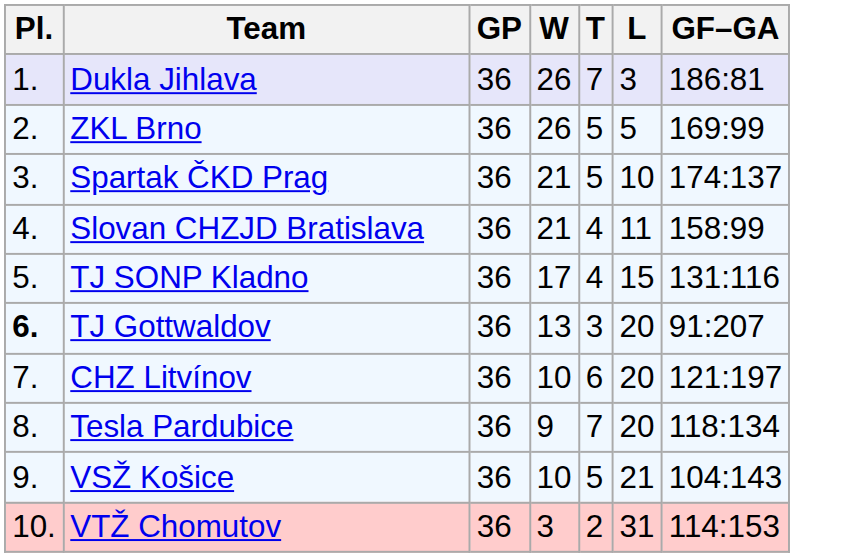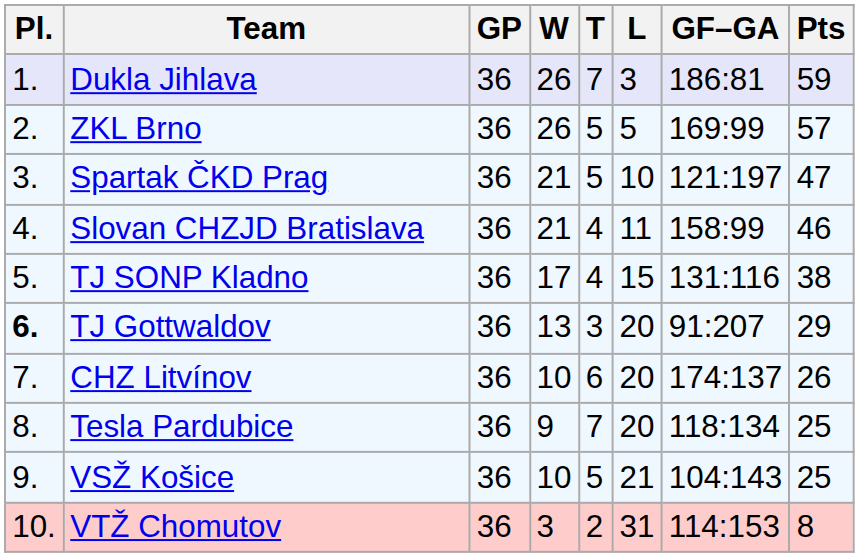+ column: (821, 29)
(725, 178) 174:137 -> (725, 178) 121:197
(725, 377) 121:197 -> (725, 377) 174:137
